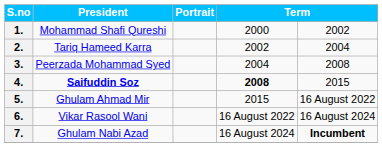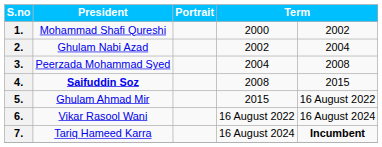(103, 47) Tariq Hameed Karra -> (103, 47) Ghulam Nabi Azad
(257, 82) bold -> (257, 82) normal
(103, 133) Ghulam Nabi Azad -> (103, 133) Tariq Hameed Karra
